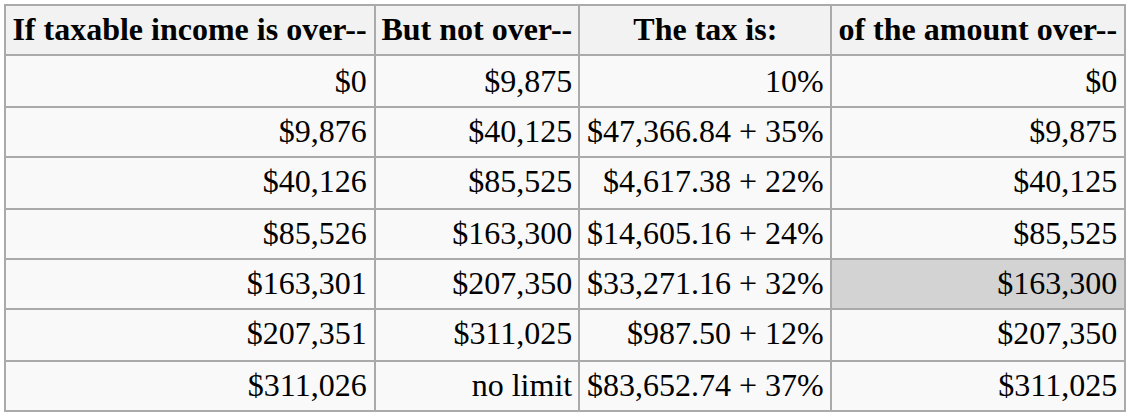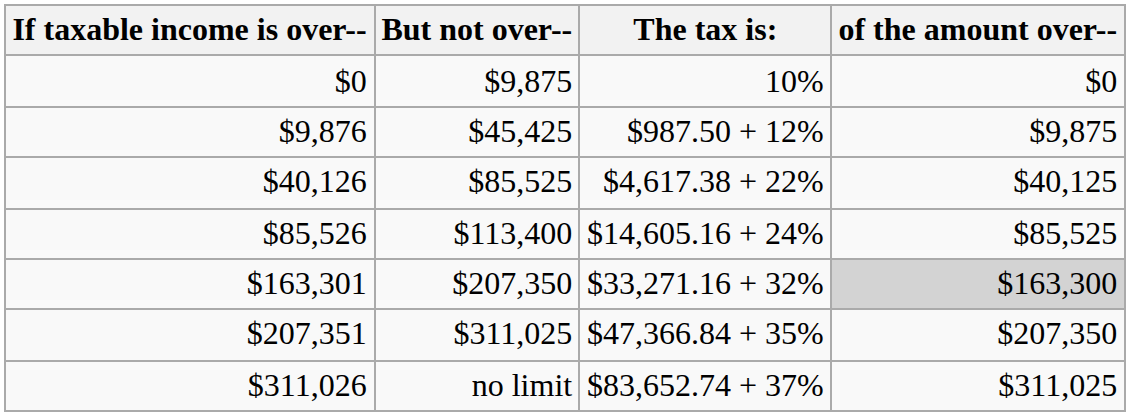(520, 131) $40,125 -> (520, 131) $45,425
(705, 131) $47,366.84 + 35% -> (725, 131) $987.50 + 12%
(512, 232) $163,300 -> (513, 232) $113,400
(725, 334) $987.50 + 12% -> (705, 334) $47,366.84 + 35%
